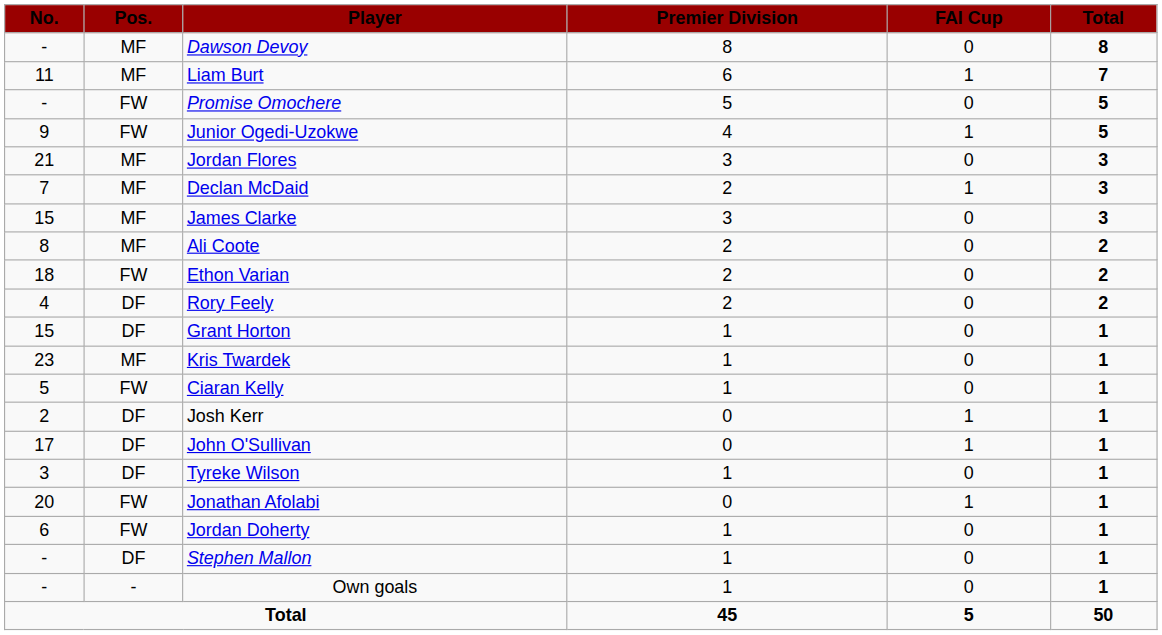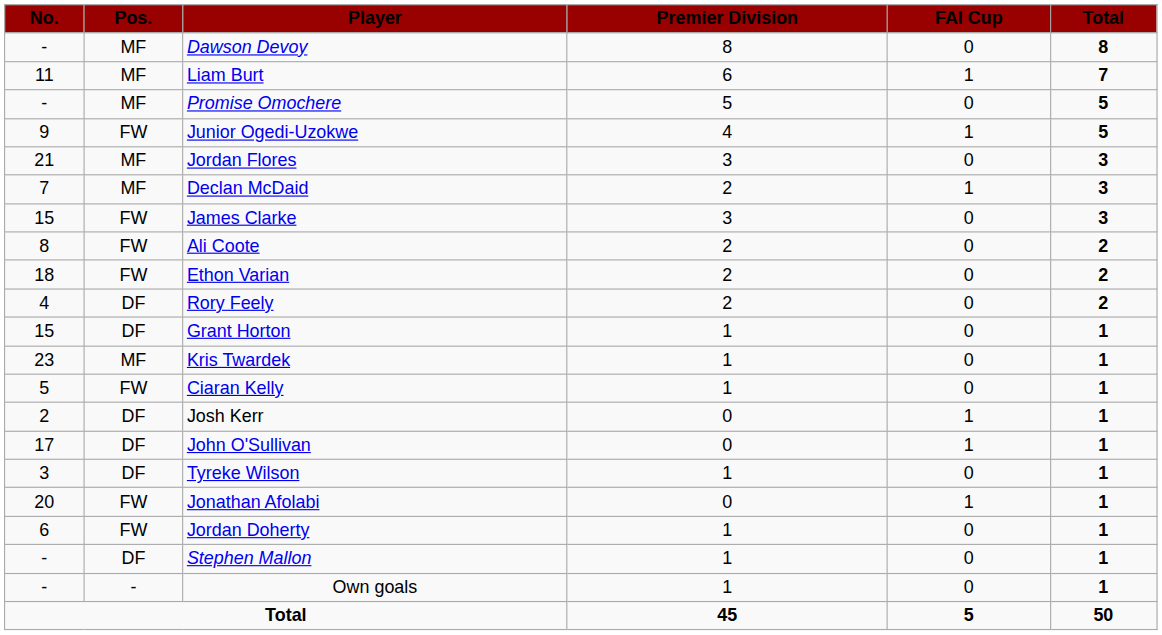(133, 103) FW -> (133, 103) MF
(133, 217) MF -> (133, 217) FW
(133, 246) MF -> (133, 246) FW
